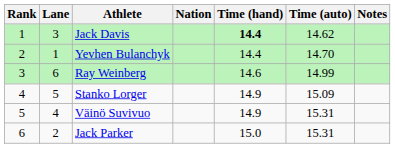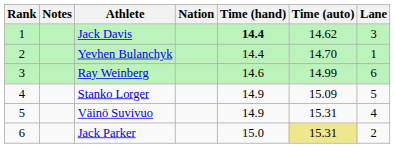columns swapped: (56, 14) <-> (372, 14)
(320, 133) no background -> (323, 133) khaki background
